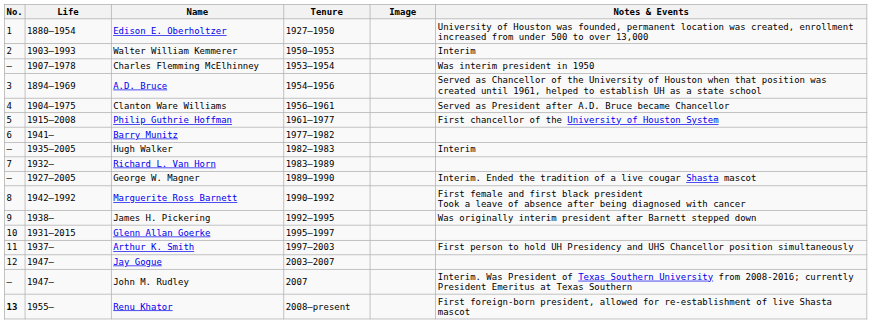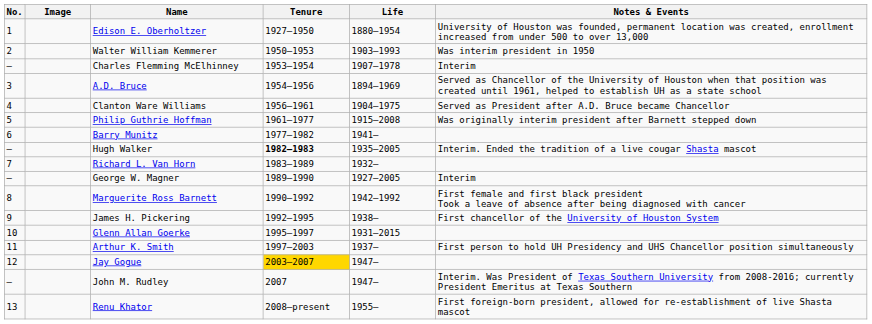columns swapped: (403, 12) <-> (68, 12)
(457, 51) Interim -> (516, 51) Was interim president in 1950
(516, 66) Was interim president in 1950 -> (457, 66) Interim
(578, 120) First chancellor of the University of Houston System -> (597, 120) Was originally interim president after Barnett stepped down
(310, 149) normal -> (290, 149) bold
(457, 149) Interim -> (597, 149) Interim. Ended the tradition of a live cougar Shasta mascot
(597, 179) Interim. Ended the tradition of a live cougar Shasta mascot -> (457, 179) Interim
(597, 218) Was originally interim president after Barnett stepped down -> (578, 218) First chancellor of the University of Houston System
(310, 262) no background -> (290, 262) gold background
(12, 307) bold -> (12, 307) normal
